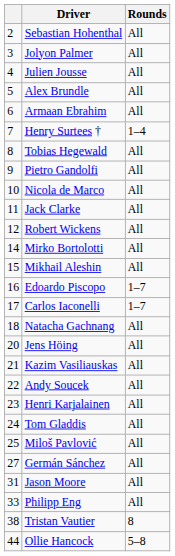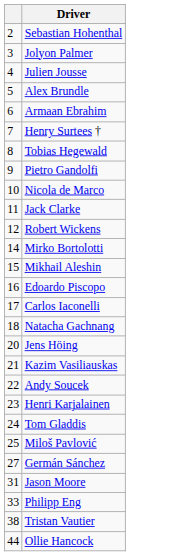- column: (147, 13)
